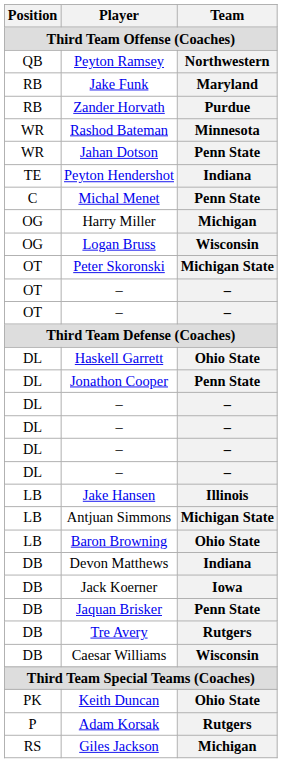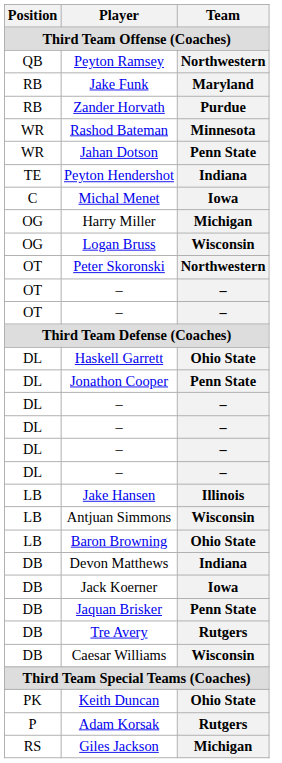(227, 198) Penn State -> (223, 198) Iowa
(227, 267) Michigan State -> (223, 267) Northwestern
(227, 518) Michigan State -> (223, 518) Wisconsin
